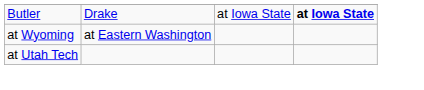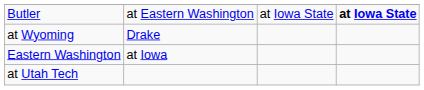(101, 14) Drake -> (190, 14) at Eastern Washington
(148, 34) at Eastern Washington -> (143, 34) Drake
+ row: (64, 54)
